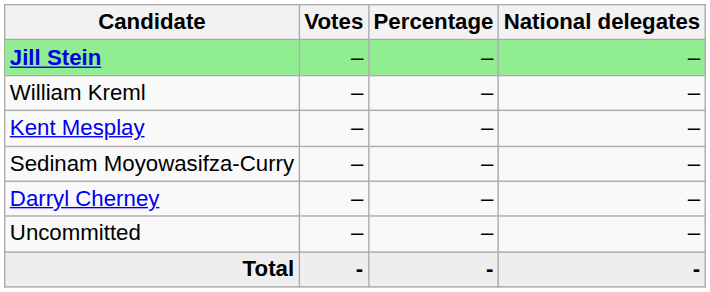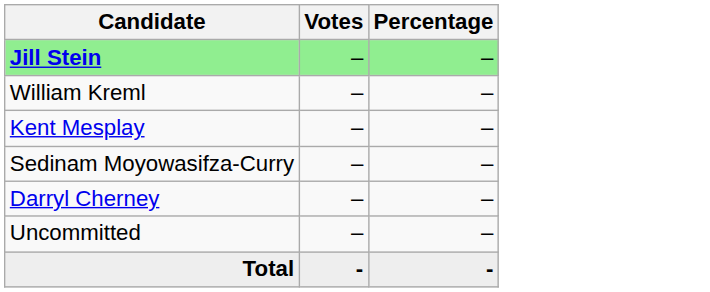- column: (602, 22)
